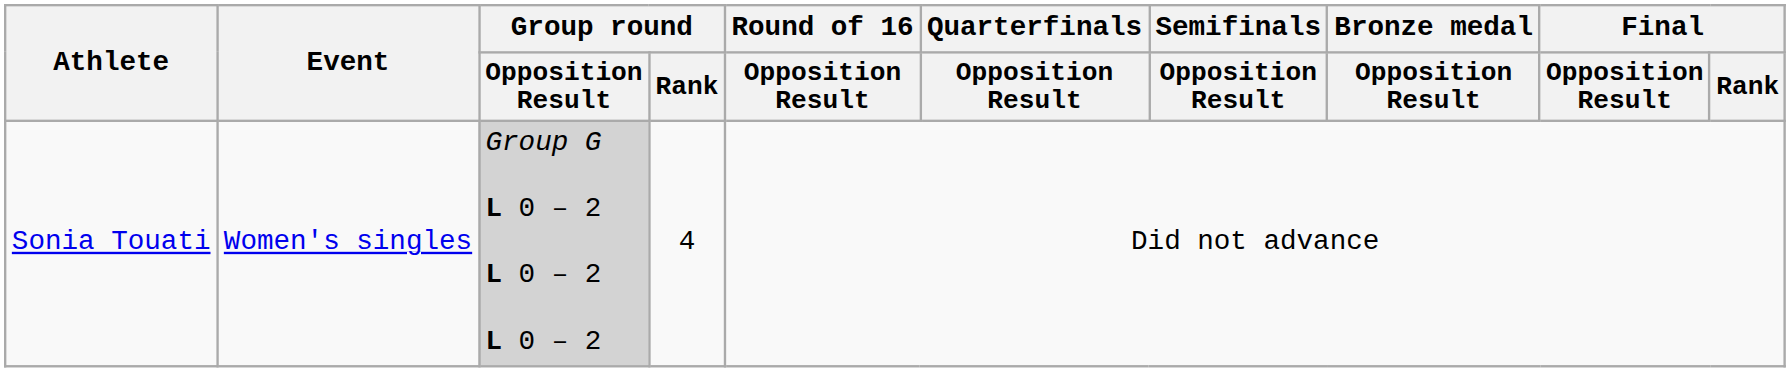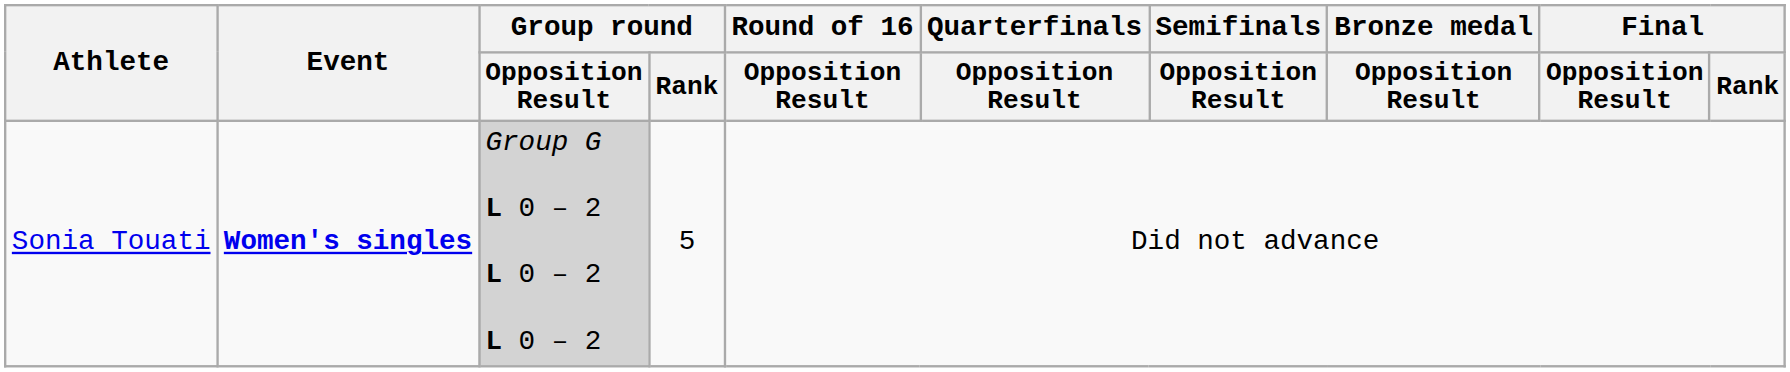(348, 243) normal -> (348, 243) bold
(687, 243) 4 -> (687, 243) 5
